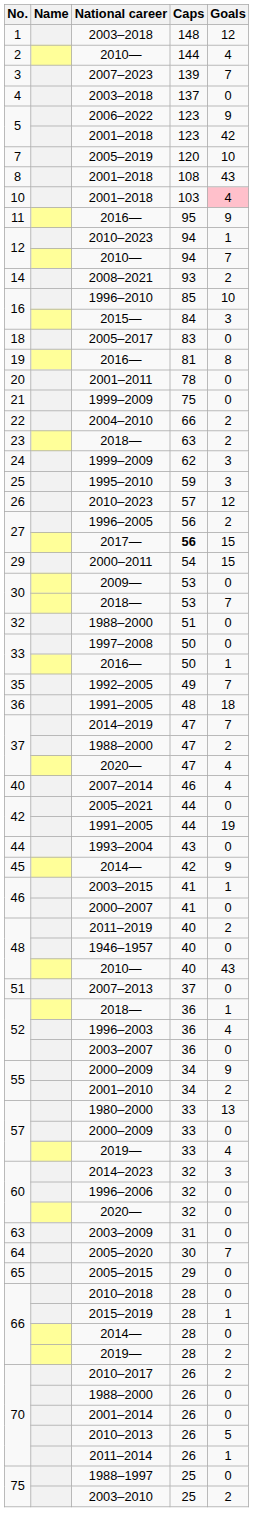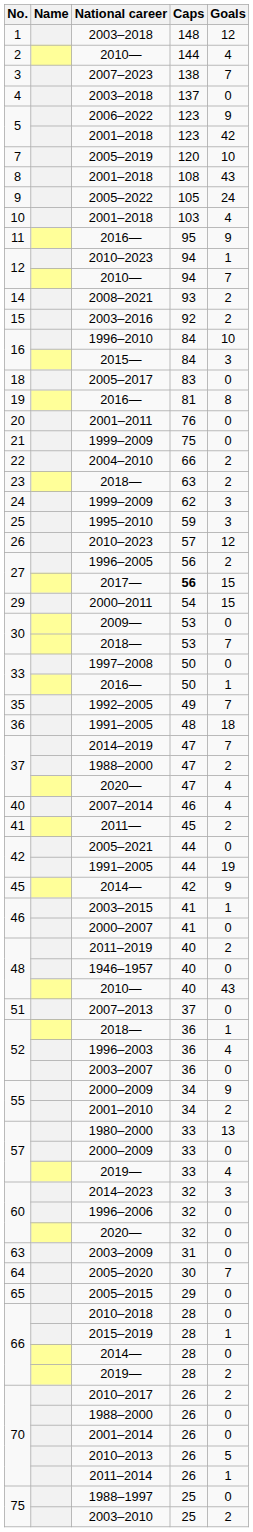(189, 75) 139 -> (189, 75) 138
+ row: (18, 197)
(228, 197) pink background -> (228, 217) no background
+ row: (18, 319)
(189, 298) 85 -> (189, 339) 84
(189, 380) 78 -> (189, 420) 76
- row: (18, 623)
+ row: (18, 826)
- row: (18, 846)
